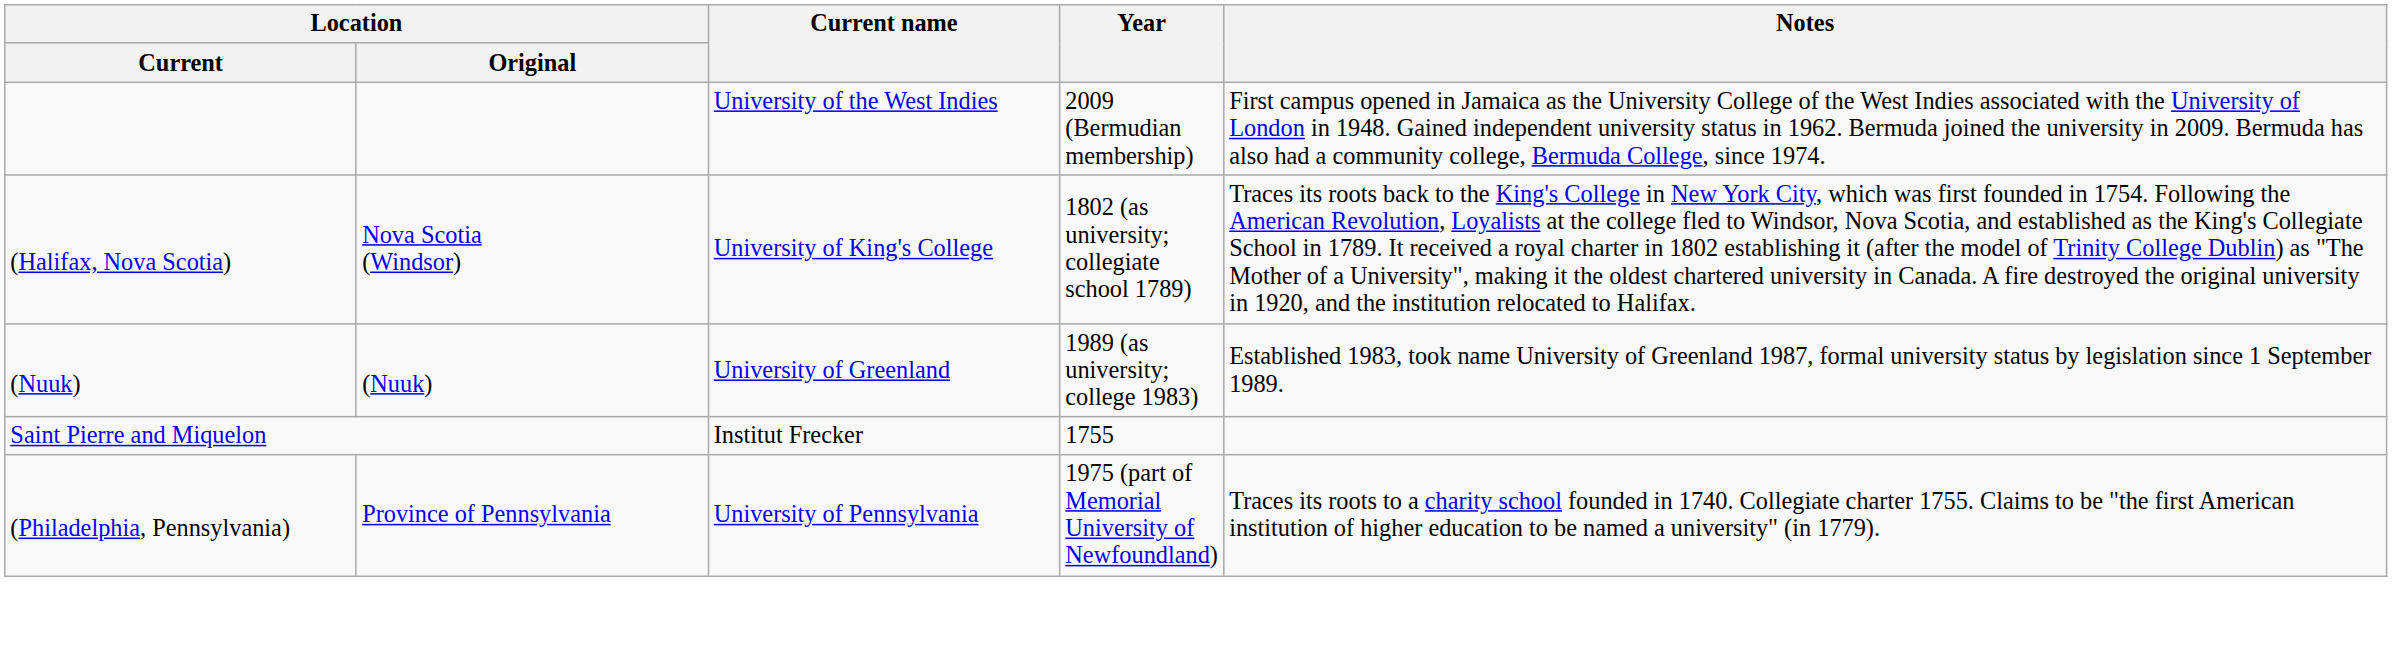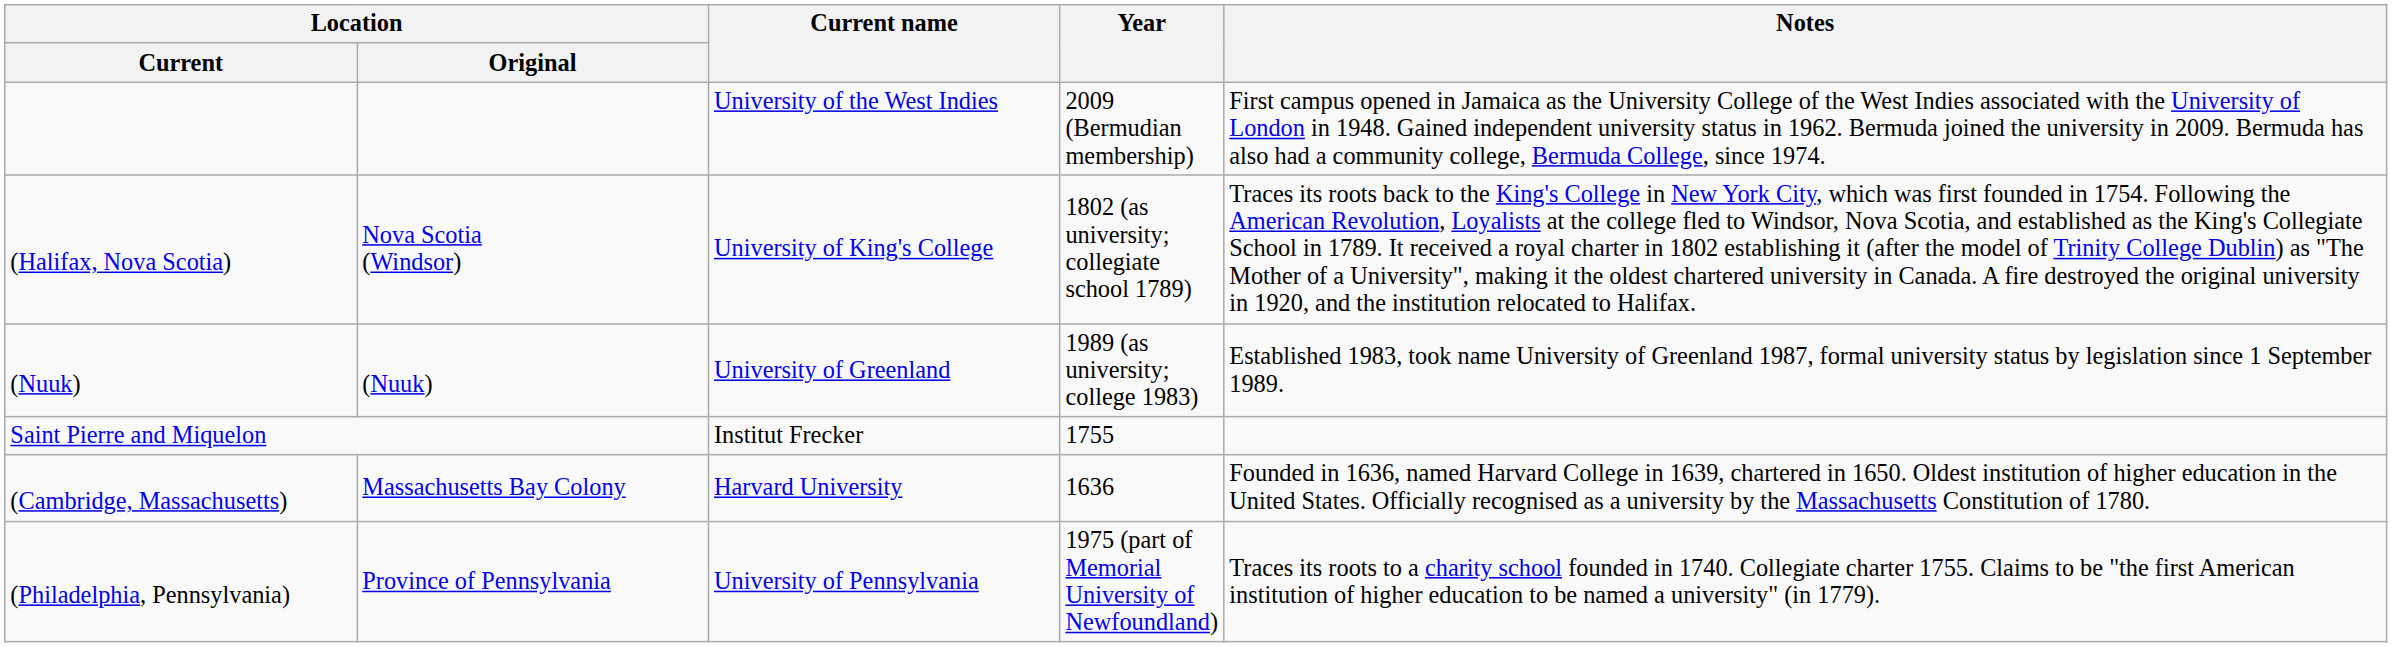+ row: (149, 501)
